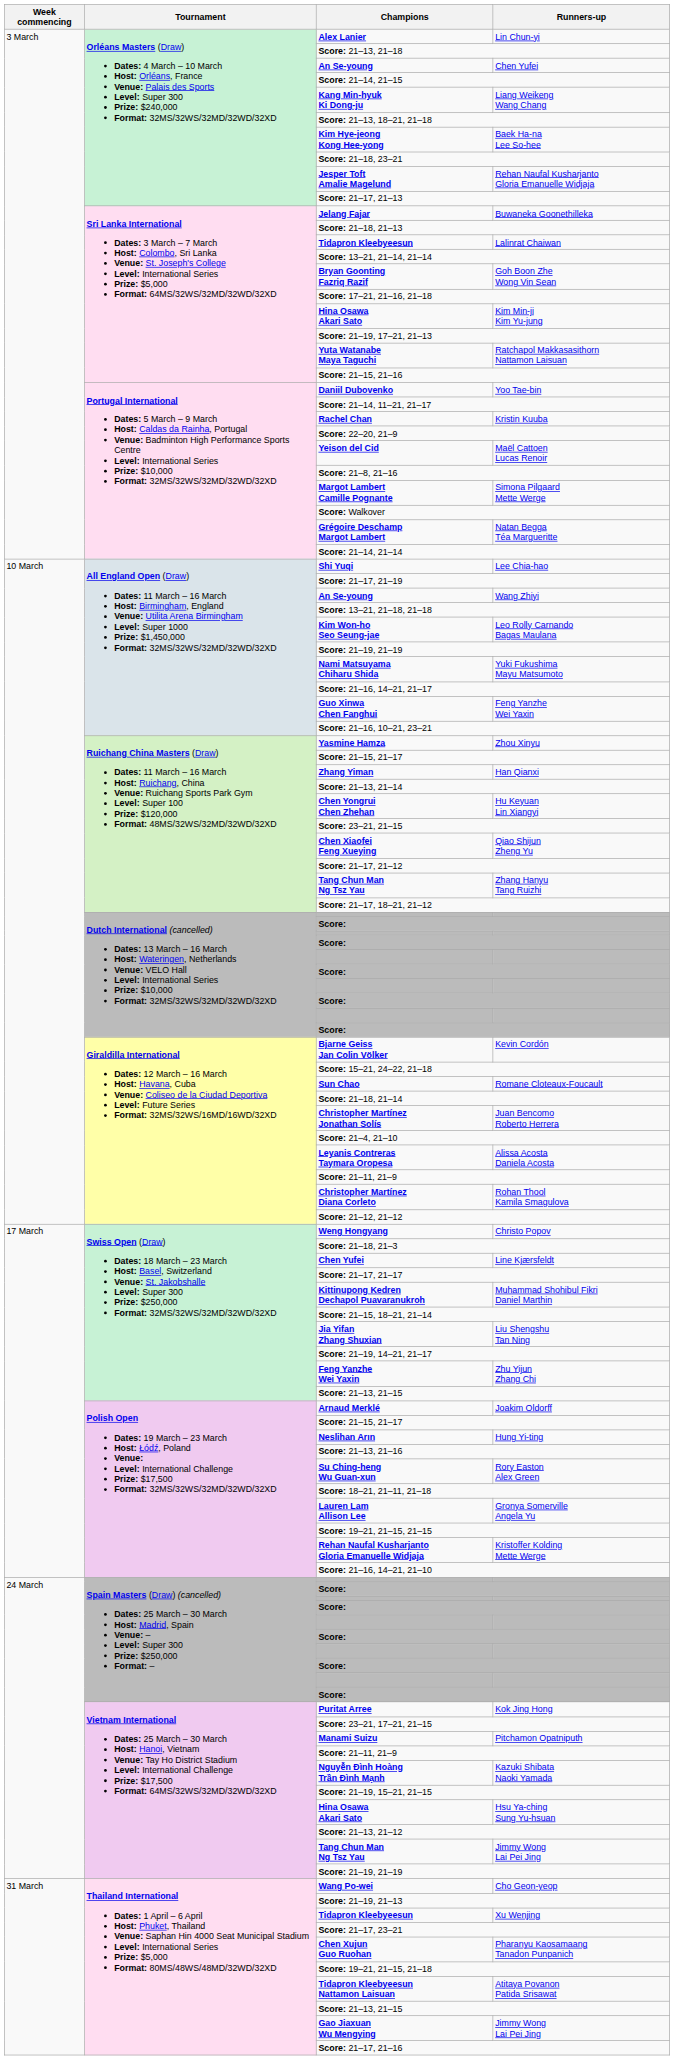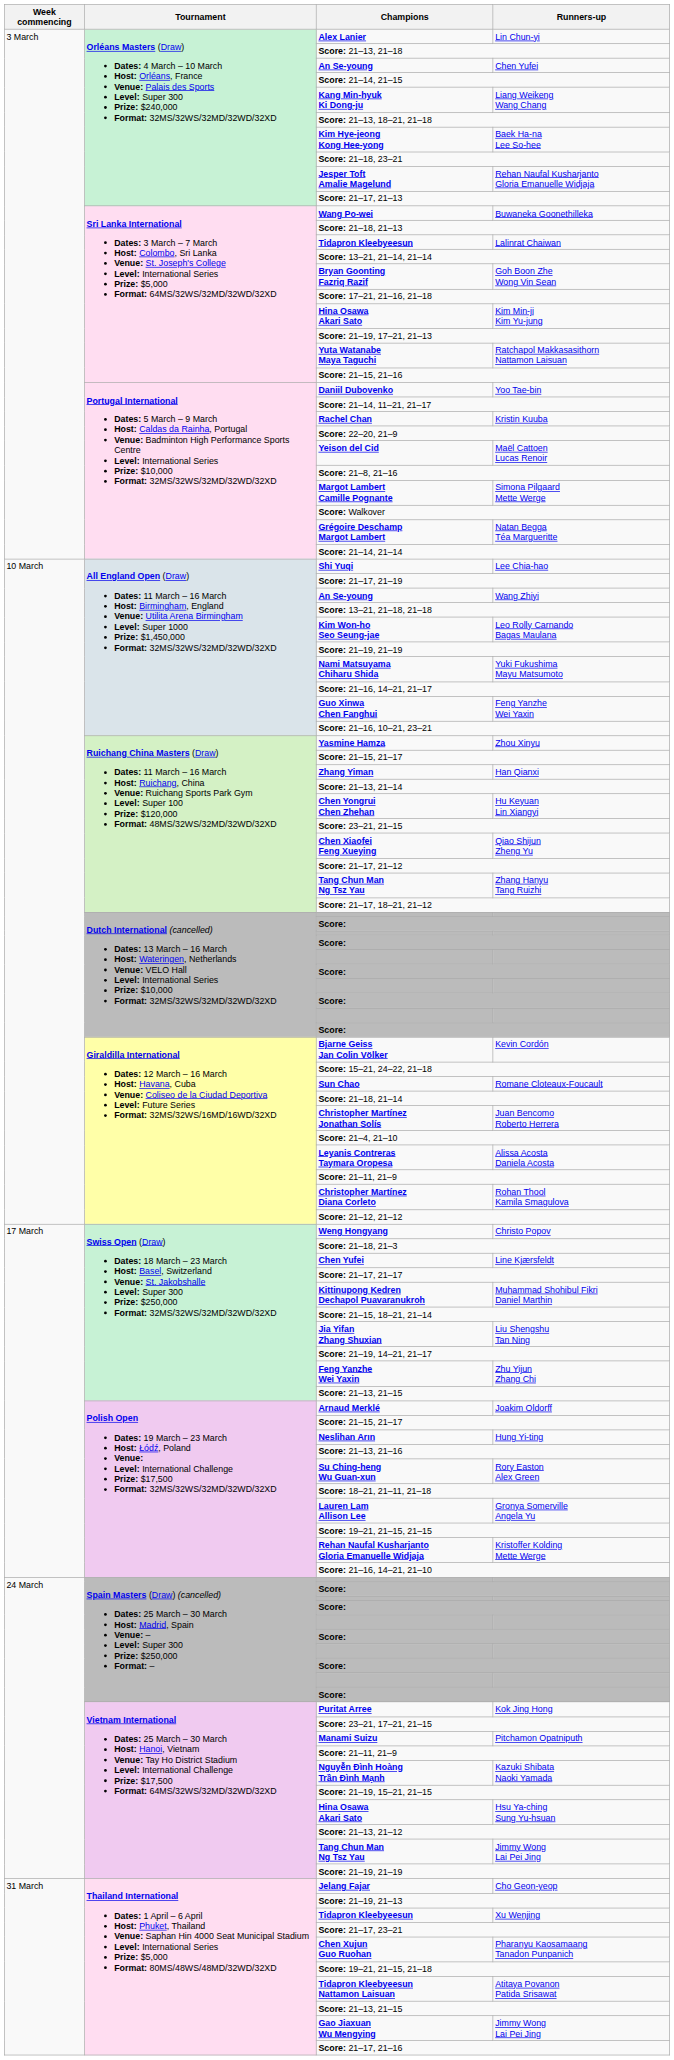(344, 213) Jelang Fajar -> (346, 213) Wang Po-wei
(346, 1886) Wang Po-wei -> (344, 1886) Jelang Fajar
